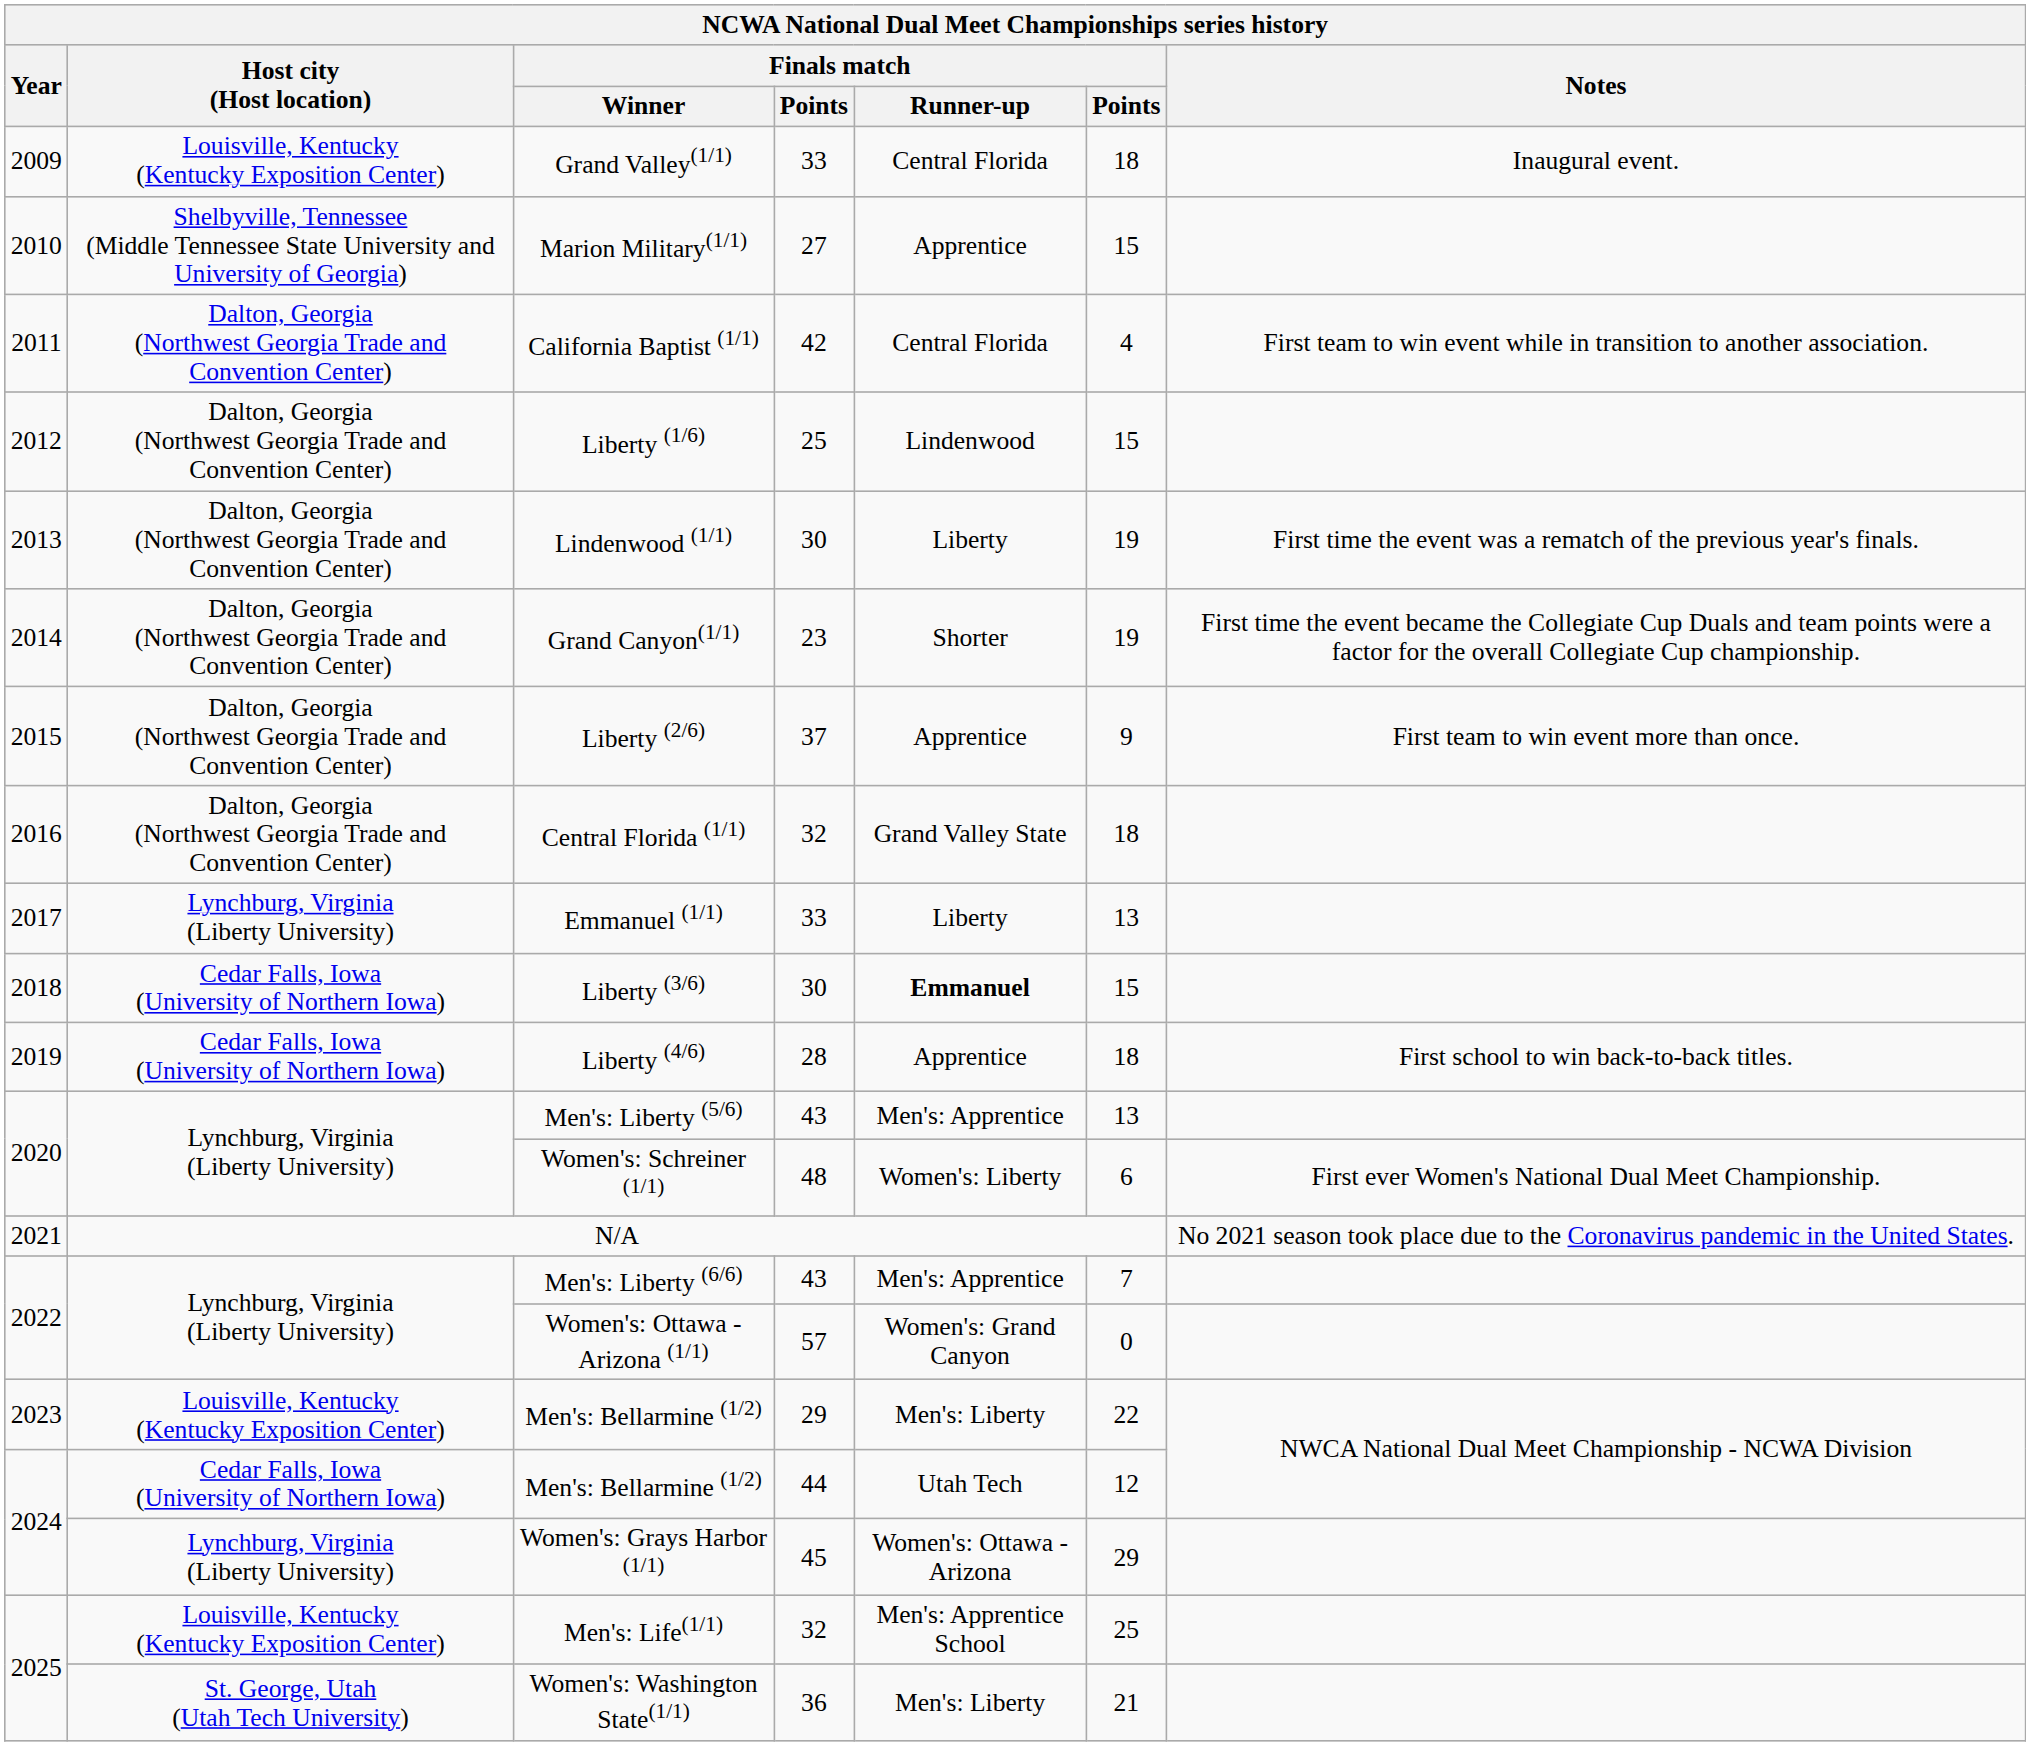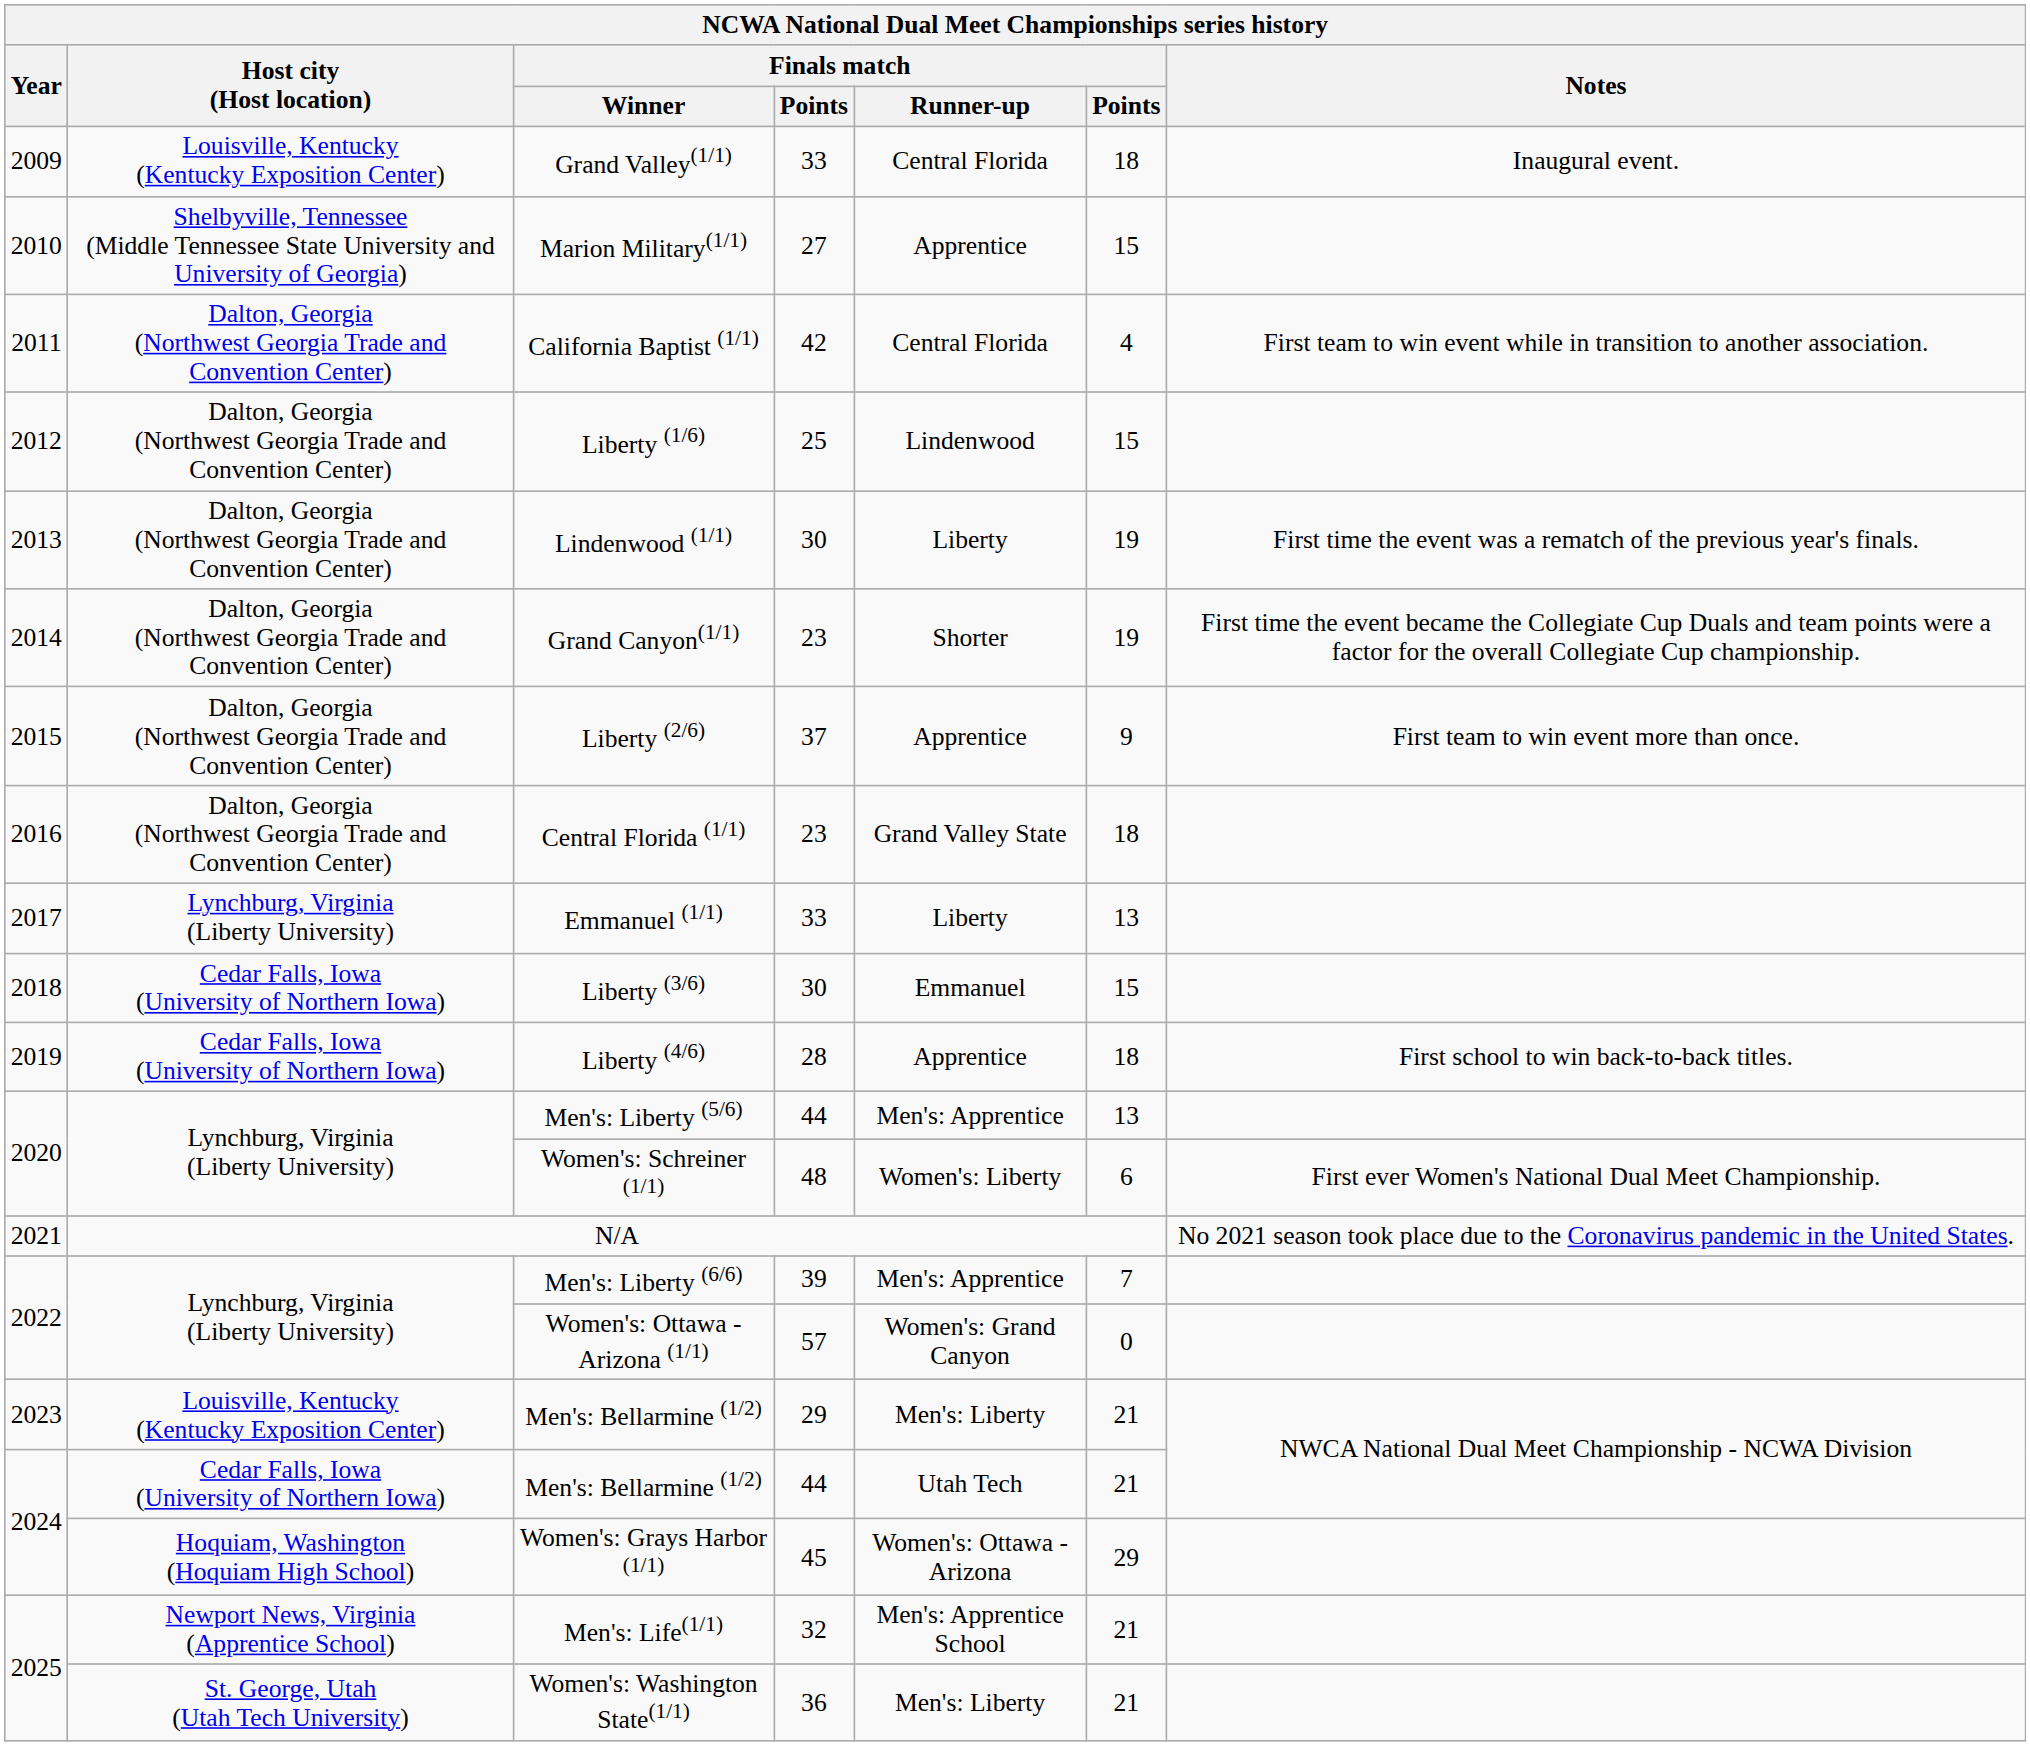(814, 834) 32 -> (814, 834) 23
(970, 987) bold -> (970, 987) normal
(814, 1115) 43 -> (814, 1115) 44
(814, 1279) 43 -> (814, 1279) 39
(1126, 1414) 22 -> (1126, 1414) 21
(1126, 1483) 12 -> (1126, 1483) 21
(290, 1556) Lynchburg, Virginia (Liberty University) -> (291, 1556) Hoquiam, Washington (Hoquiam High School)
(290, 1629) Louisville, Kentucky (Kentucky Exposition Center) -> (290, 1629) Newport News, Virginia (Apprentice School)
(1126, 1629) 25 -> (1126, 1629) 21
